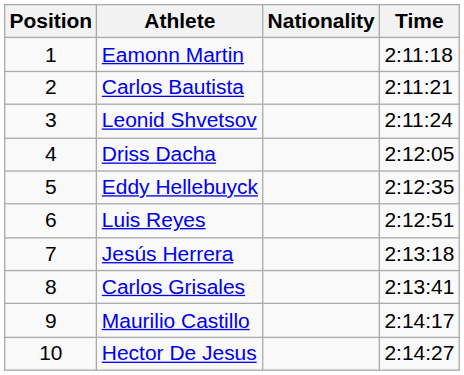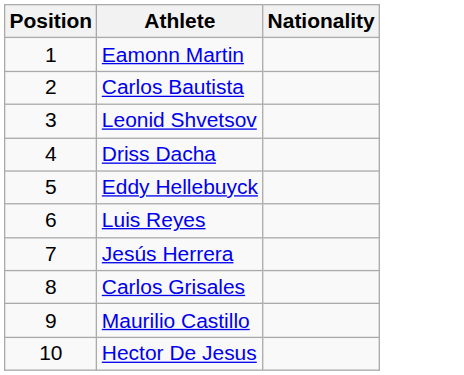- column: (419, 21)
